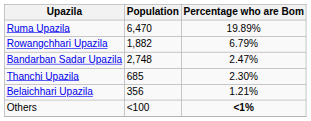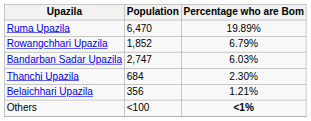(139, 44) 1,882 -> (139, 44) 1,852
(139, 60) 2,748 -> (139, 60) 2,747
(244, 60) 2.47% -> (244, 60) 6.03%
(135, 76) 685 -> (135, 76) 684
